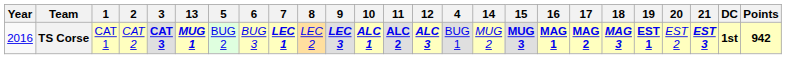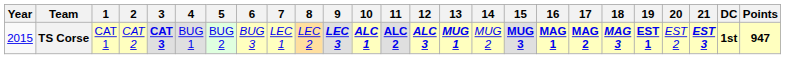columns swapped: (457, 13) <-> (192, 13)
(20, 38) 2016 -> (20, 38) 2015
(283, 38) bold -> (281, 38) normal
(761, 38) 942 -> (760, 38) 947
